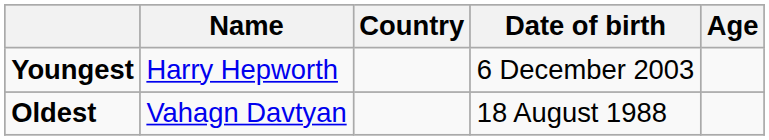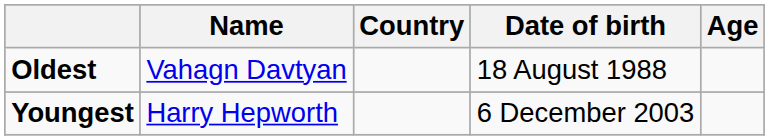rows swapped: (72, 69) <-> (54, 112)
